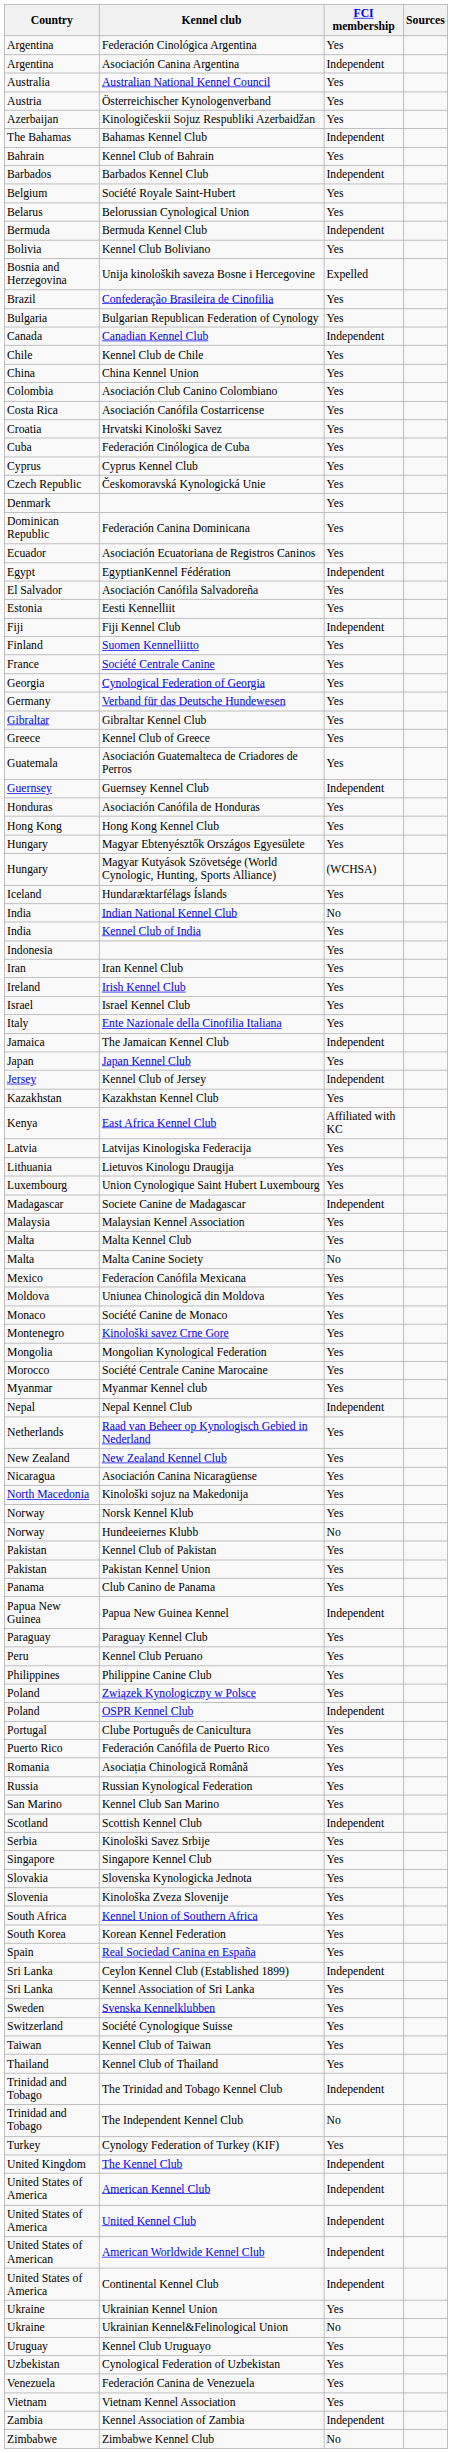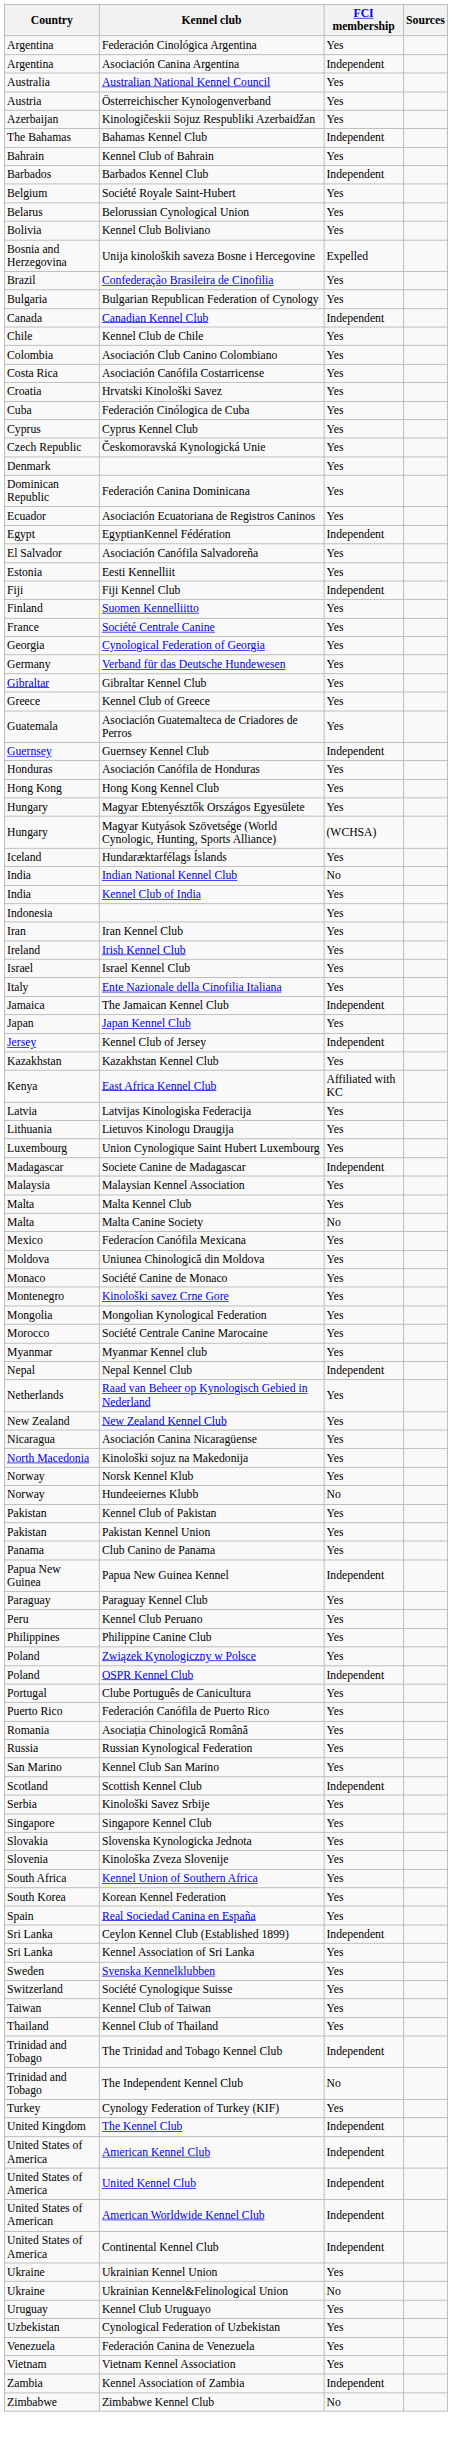- row: (28, 230)
- row: (21, 373)
